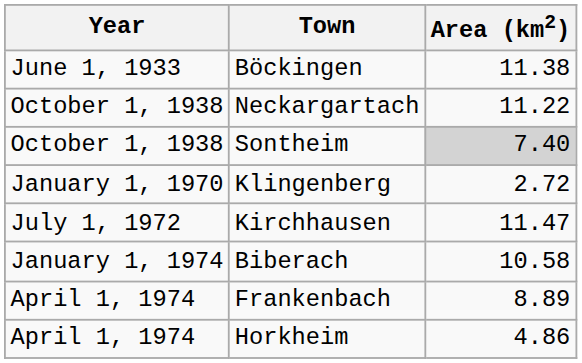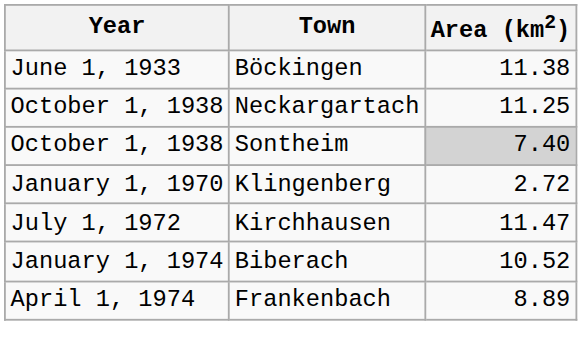(535, 107) 11.22 -> (535, 107) 11.25
(535, 262) 10.58 -> (535, 262) 10.52
- row: (292, 339)
